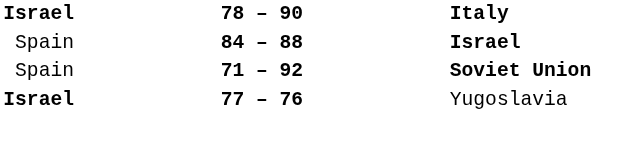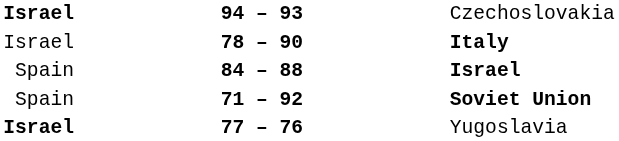+ row: (532, 14)
(39, 14) bold -> (39, 43) normal
